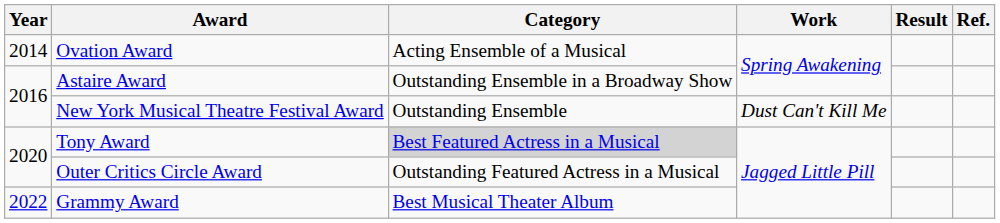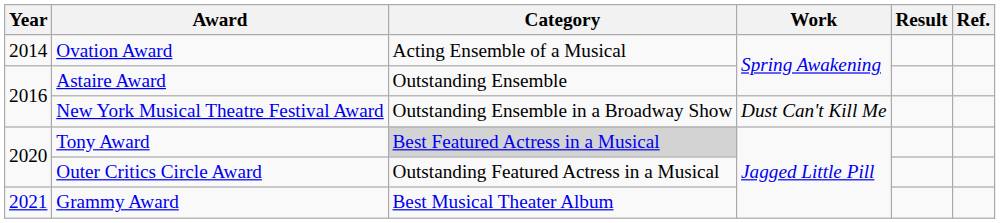(562, 80) Outstanding Ensemble in a Broadway Show -> (480, 80) Outstanding Ensemble
(480, 111) Outstanding Ensemble -> (562, 111) Outstanding Ensemble in a Broadway Show
(28, 202) 2022 -> (28, 202) 2021
